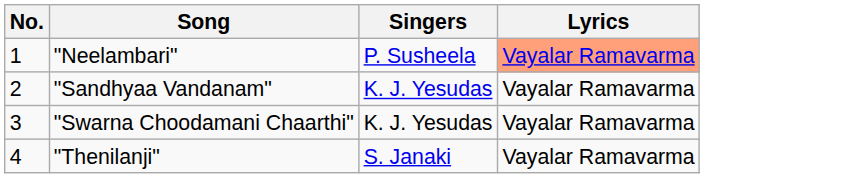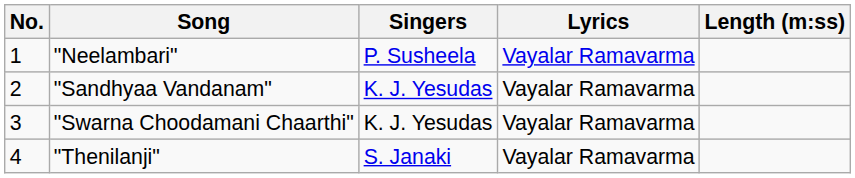+ column: (775, 22)
(598, 55) lightsalmon background -> (598, 55) no background
